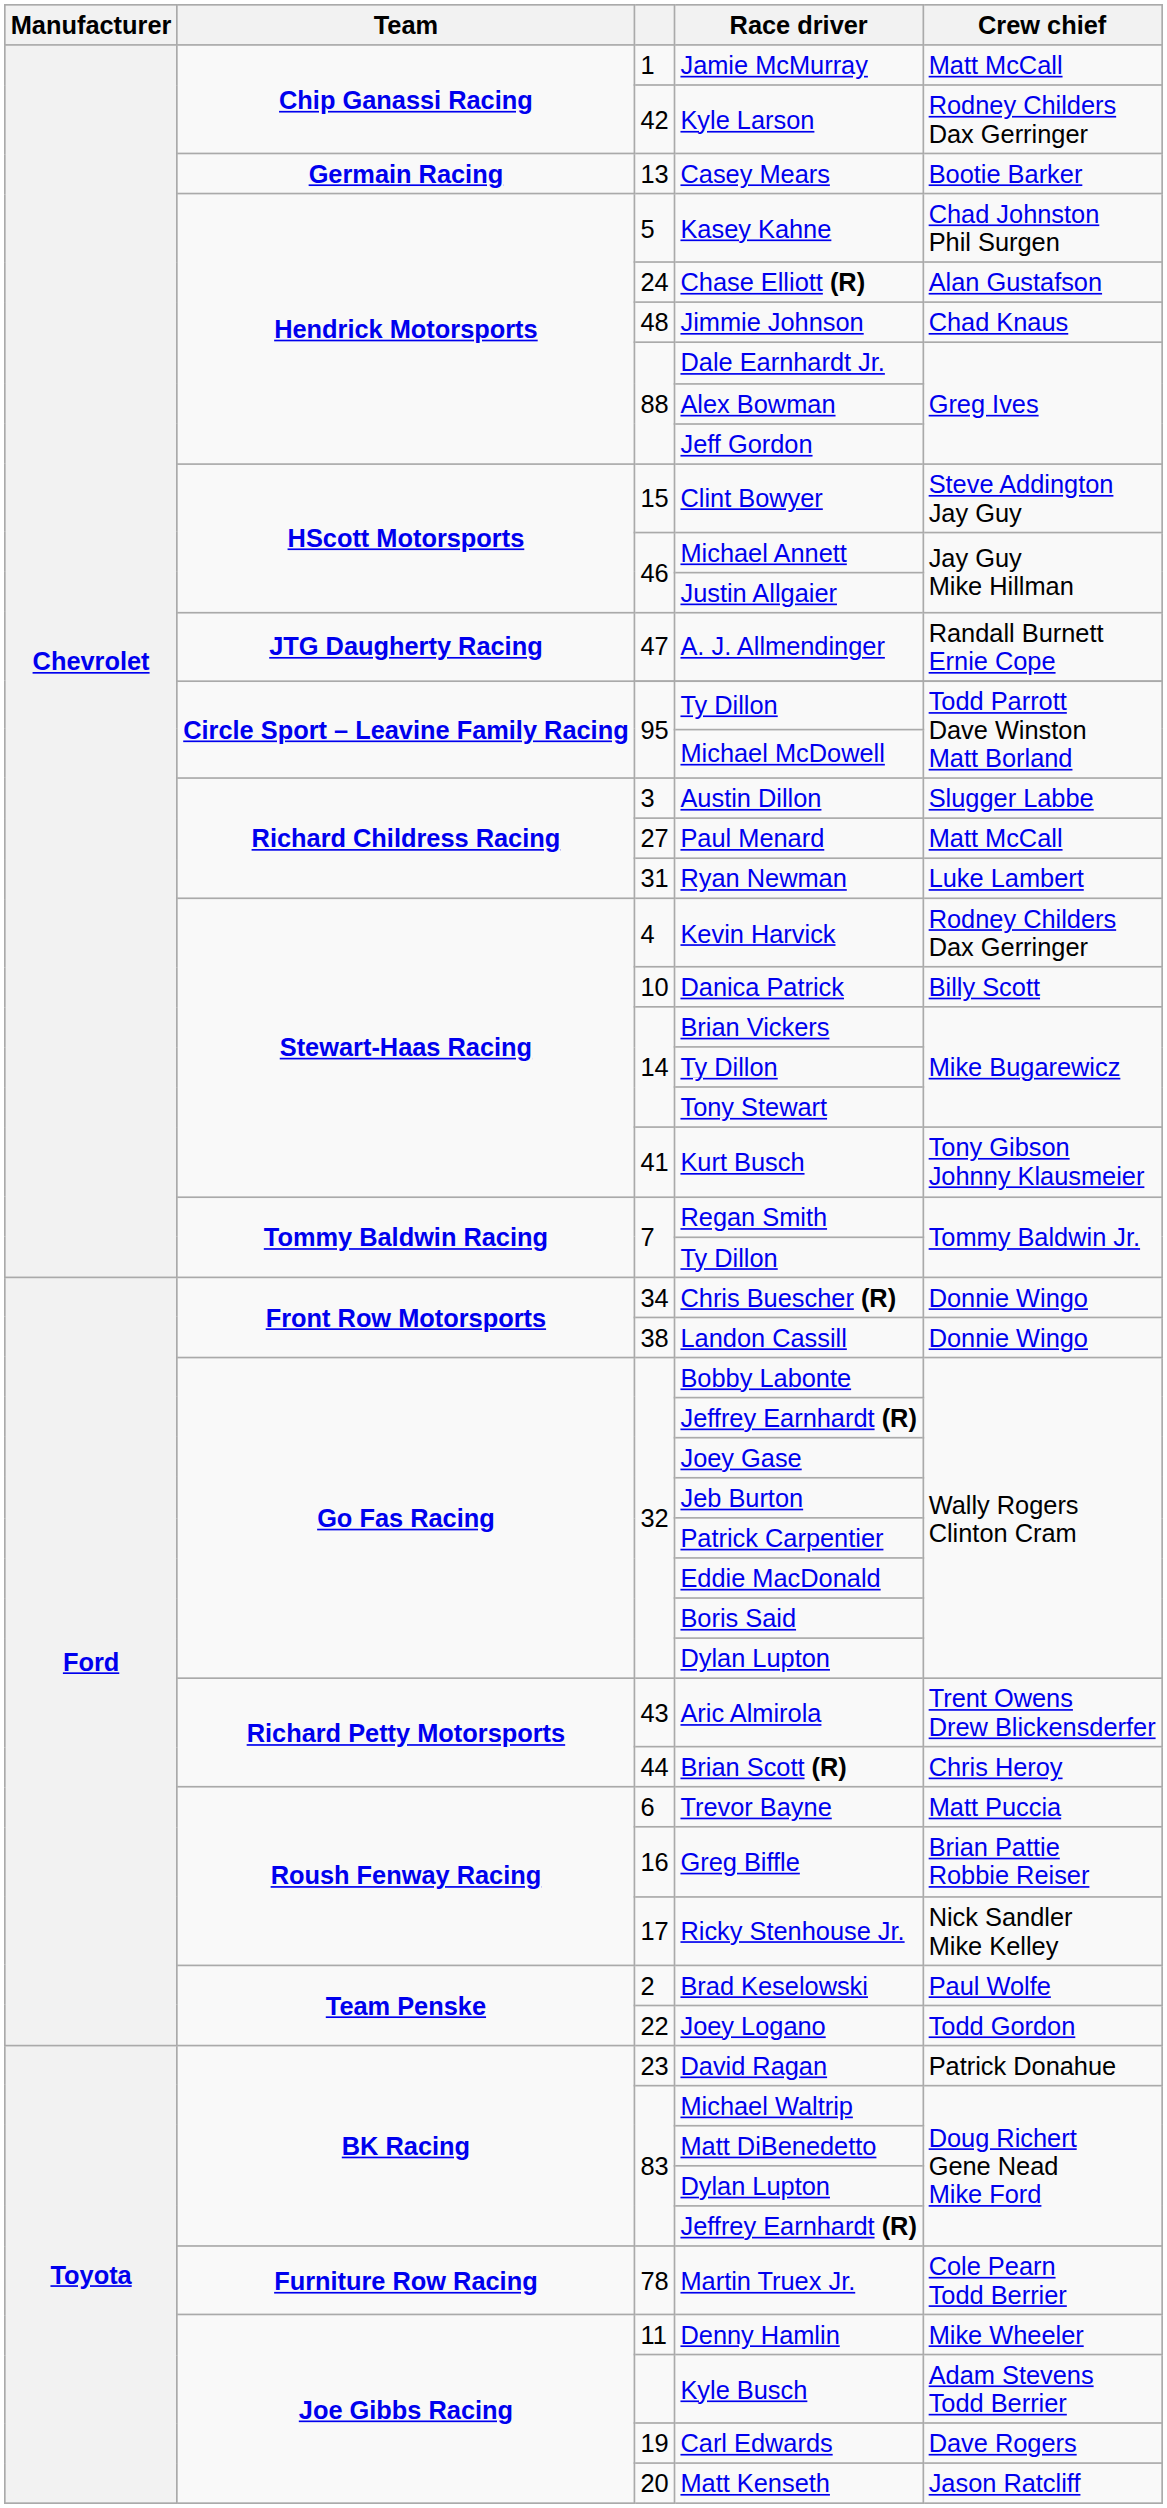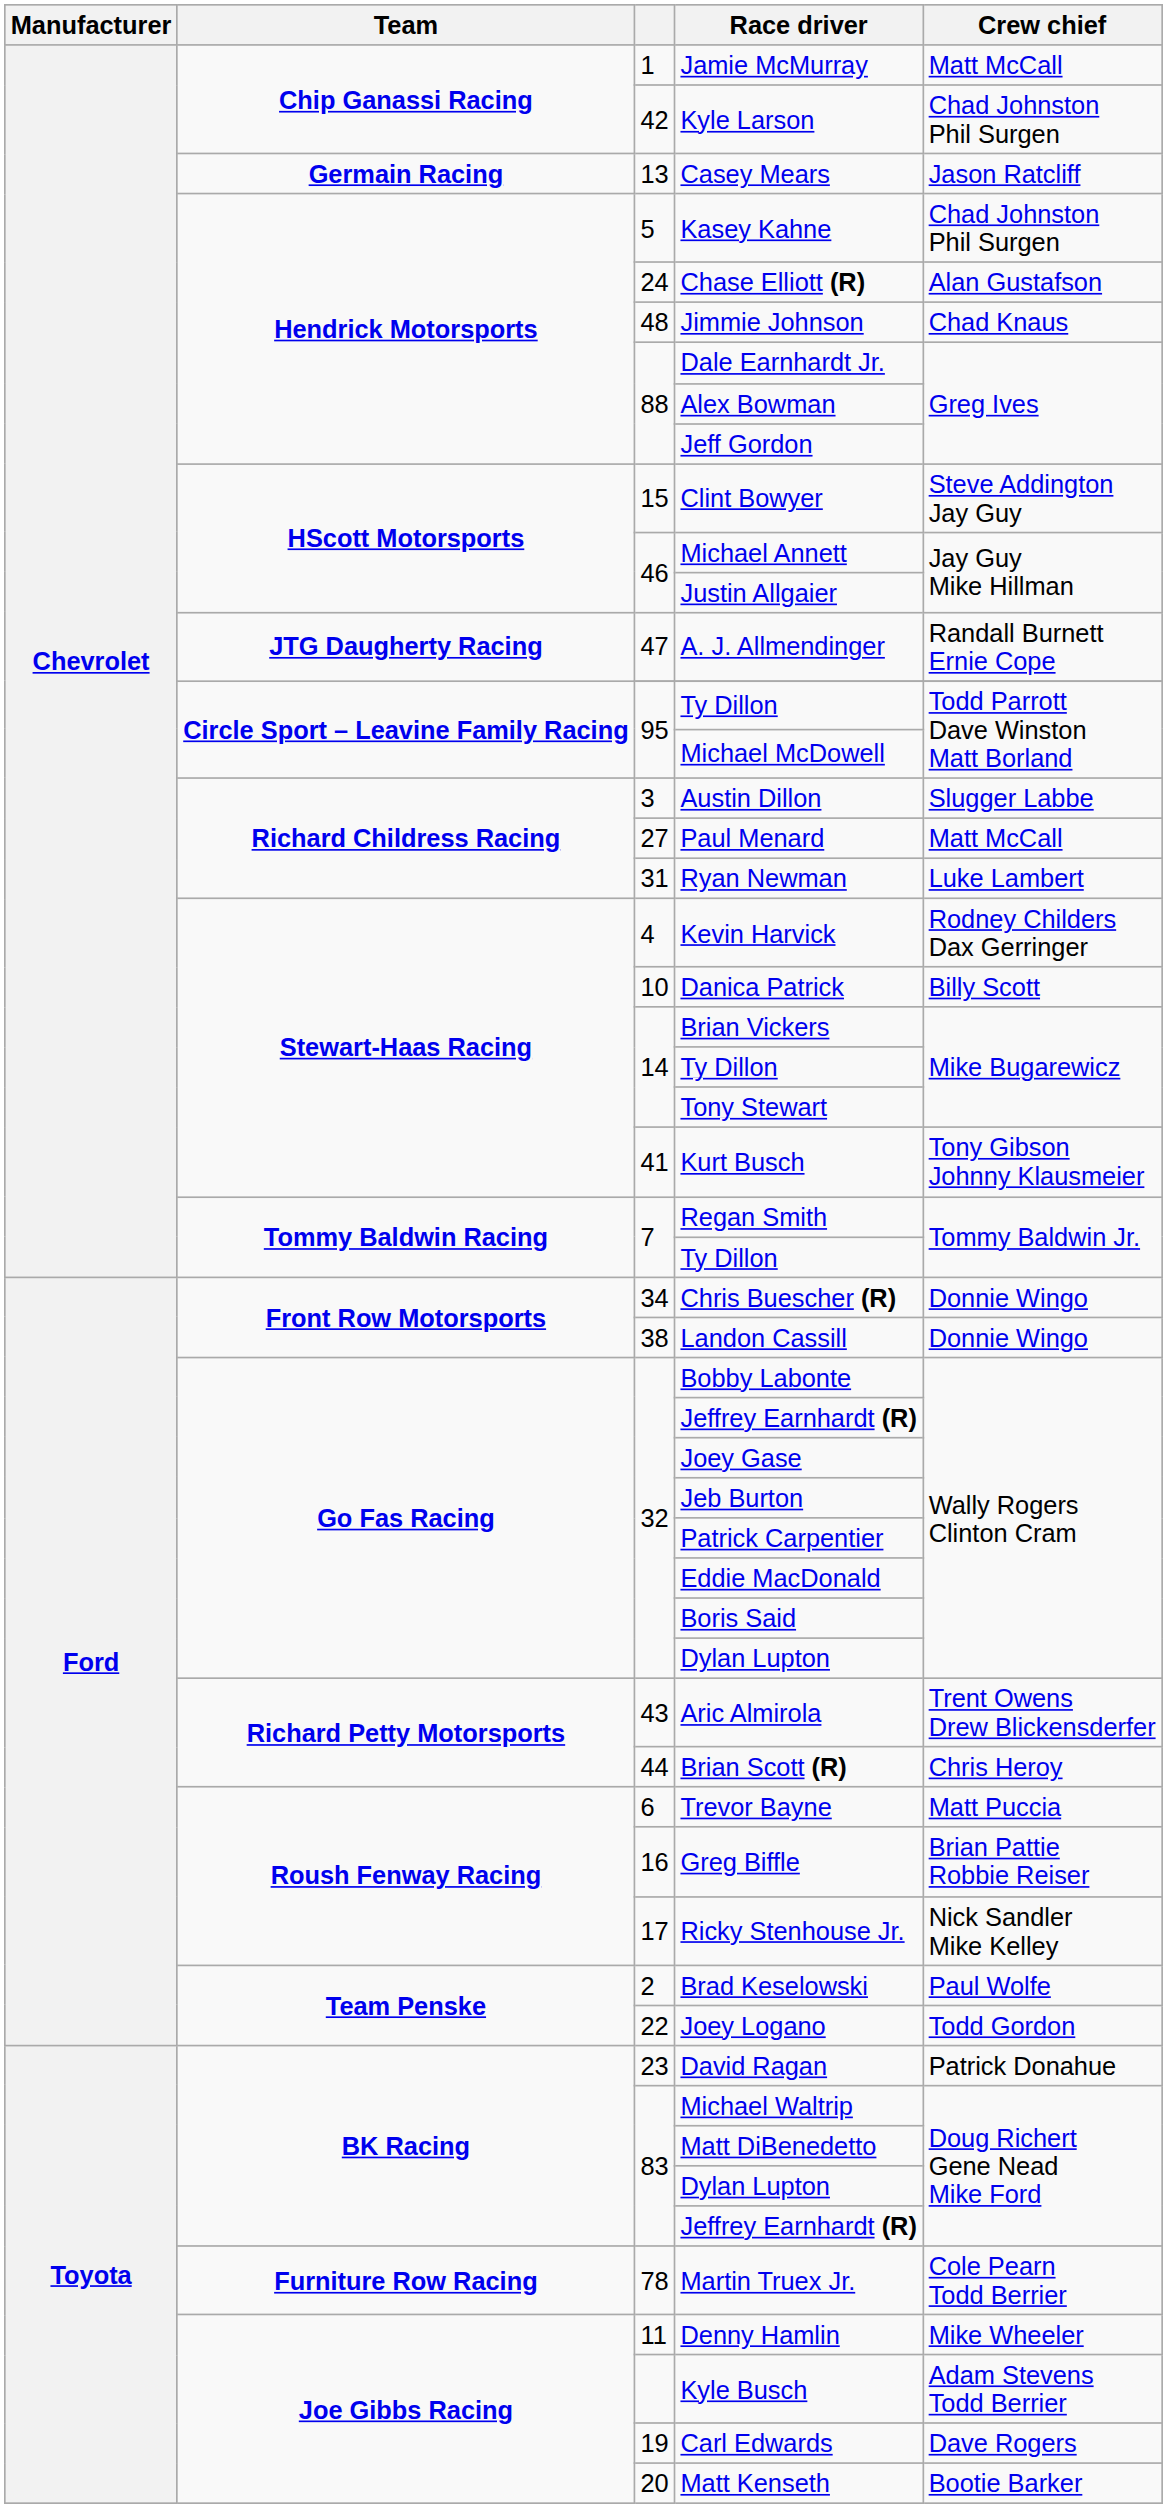(1022, 120) Rodney Childers Dax Gerringer -> (1014, 120) Chad Johnston Phil Surgen
(1005, 174) Bootie Barker -> (1005, 174) Jason Ratcliff
(1005, 2484) Jason Ratcliff -> (1005, 2484) Bootie Barker
